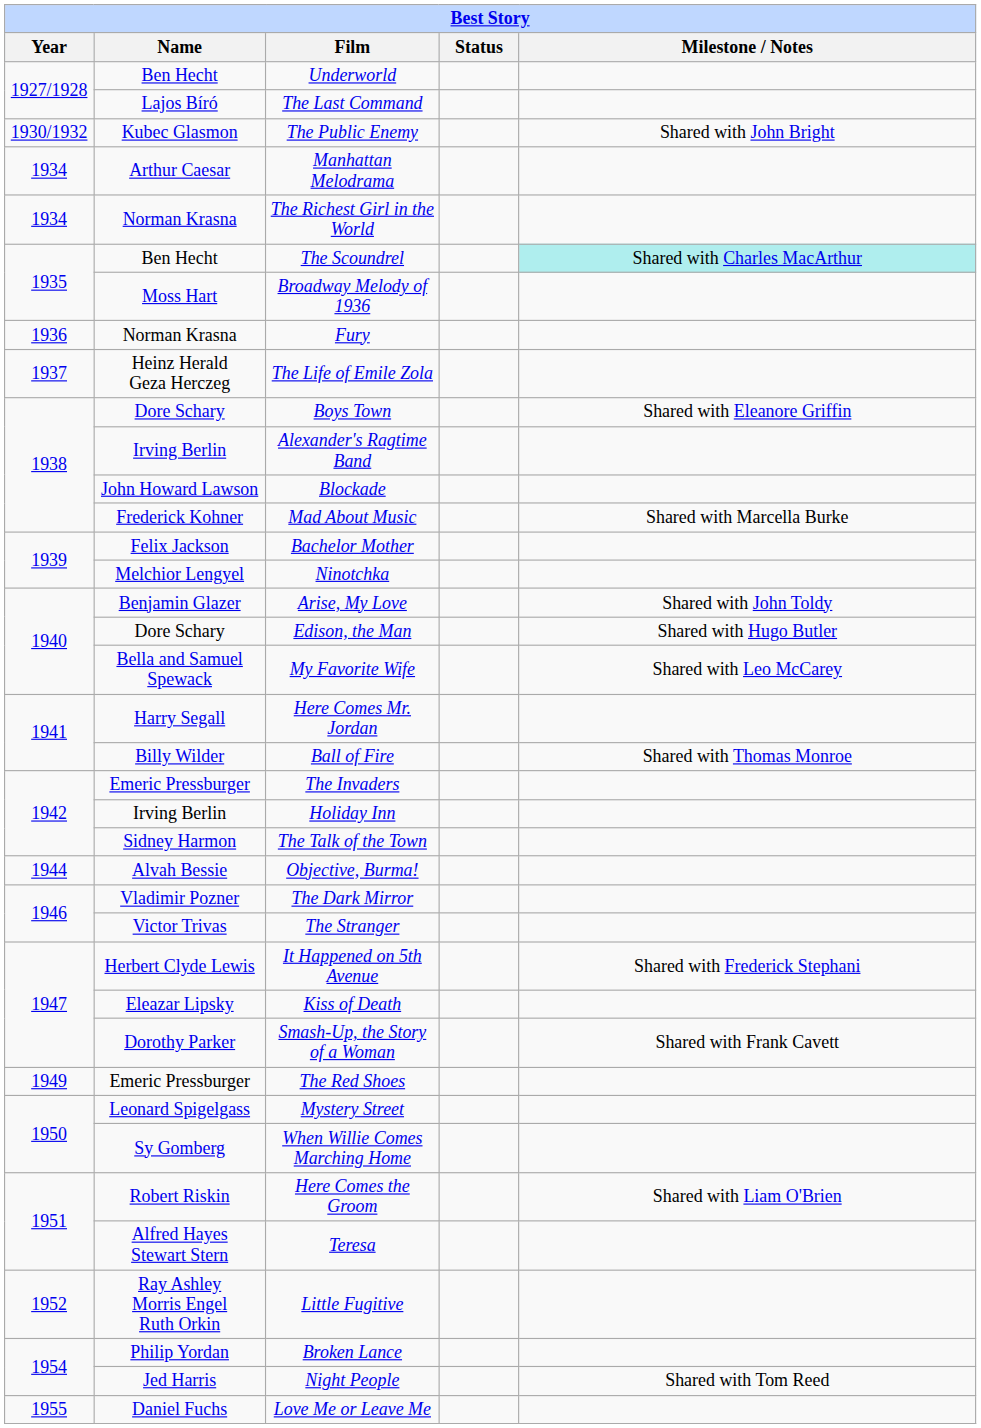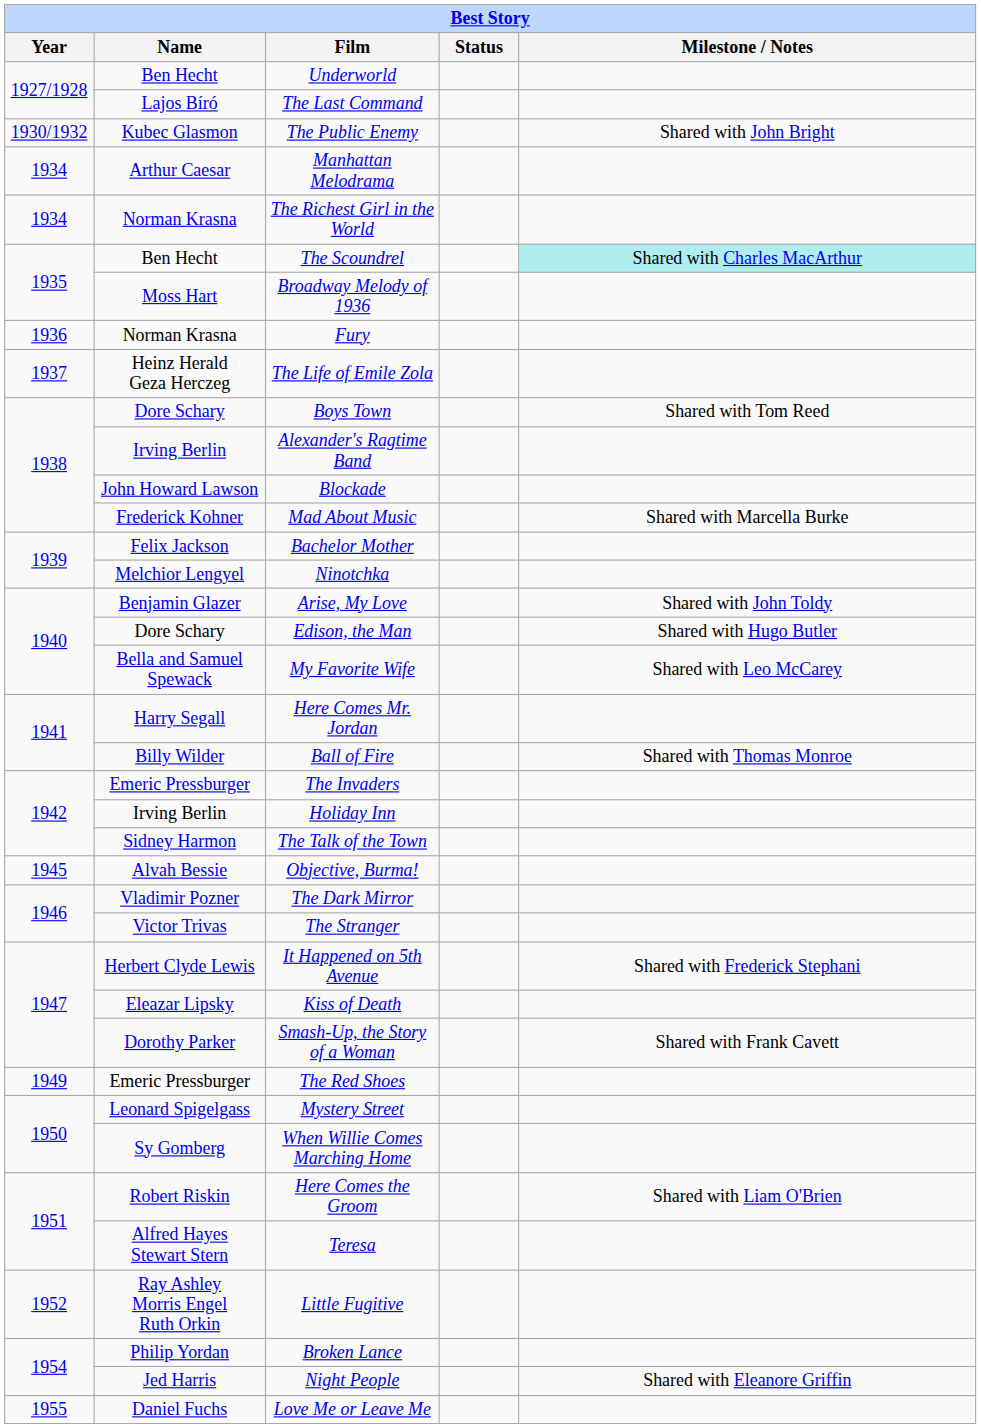(747, 411) Shared with Eleanore Griffin -> (747, 411) Shared with Tom Reed
(49, 870) 1944 -> (49, 870) 1945
(747, 1380) Shared with Tom Reed -> (747, 1380) Shared with Eleanore Griffin
